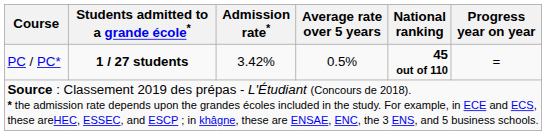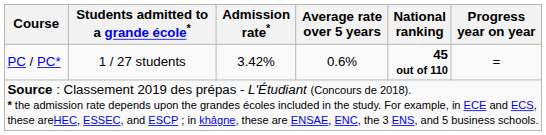(142, 62) bold -> (142, 62) normal
(342, 62) 0.5% -> (342, 62) 0.6%
